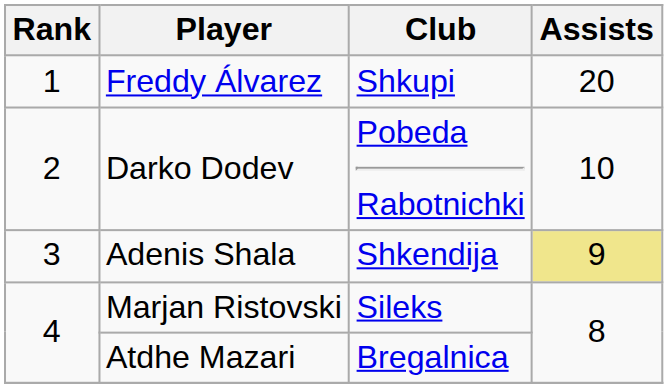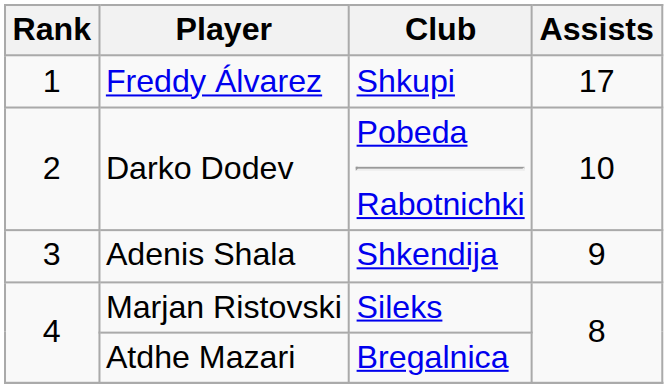(597, 81) 20 -> (597, 81) 17
(597, 255) khaki background -> (597, 255) no background
